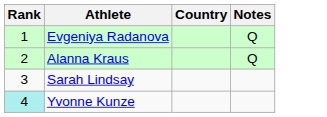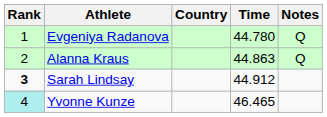+ column: (254, 15)
(24, 79) normal -> (24, 79) bold
